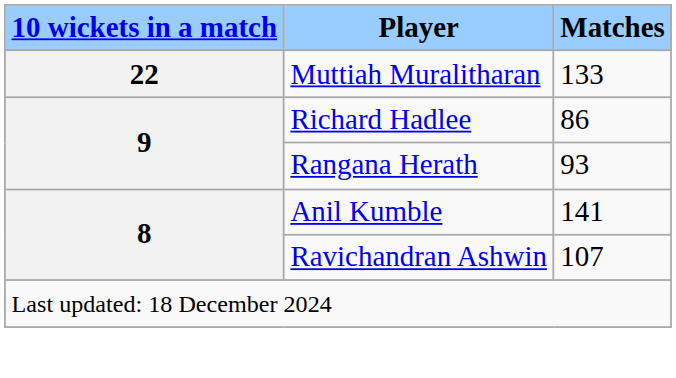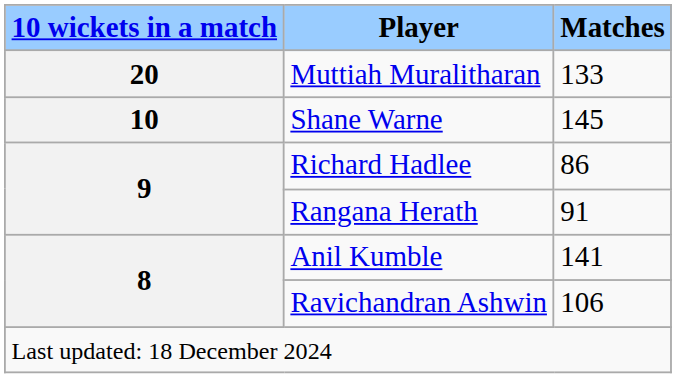(144, 73) 22 -> (144, 73) 20
+ row: (367, 119)
(575, 165) 93 -> (575, 211) 91
(582, 257) 107 -> (582, 303) 106
